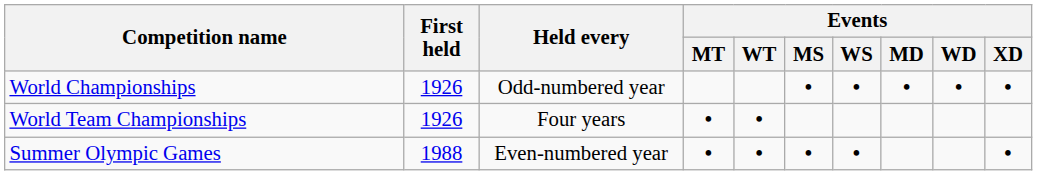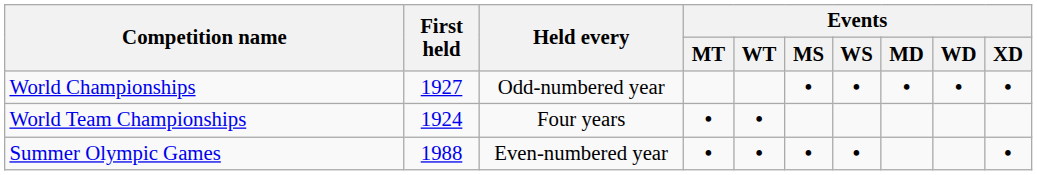(442, 86) 1926 -> (442, 86) 1927
(442, 119) 1926 -> (442, 119) 1924
